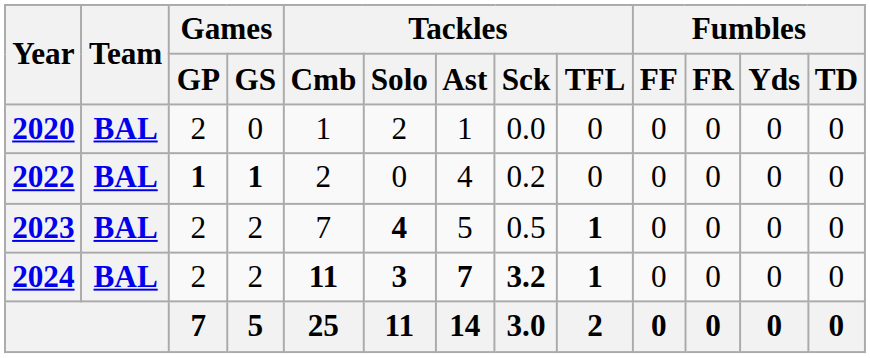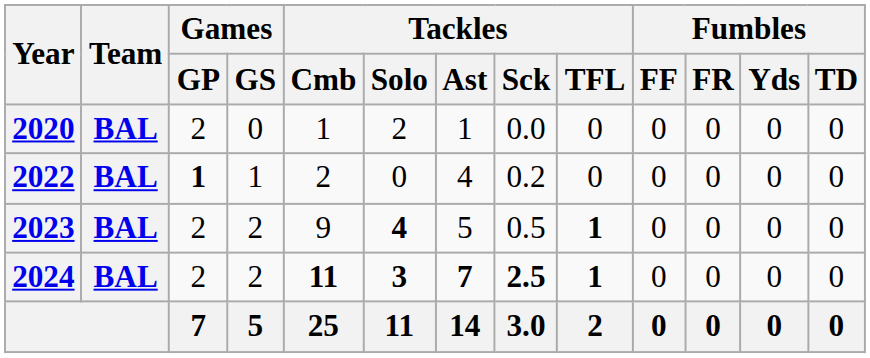(255, 177) bold -> (255, 177) normal
(323, 227) 7 -> (323, 227) 9
(526, 276) 3.2 -> (526, 276) 2.5
